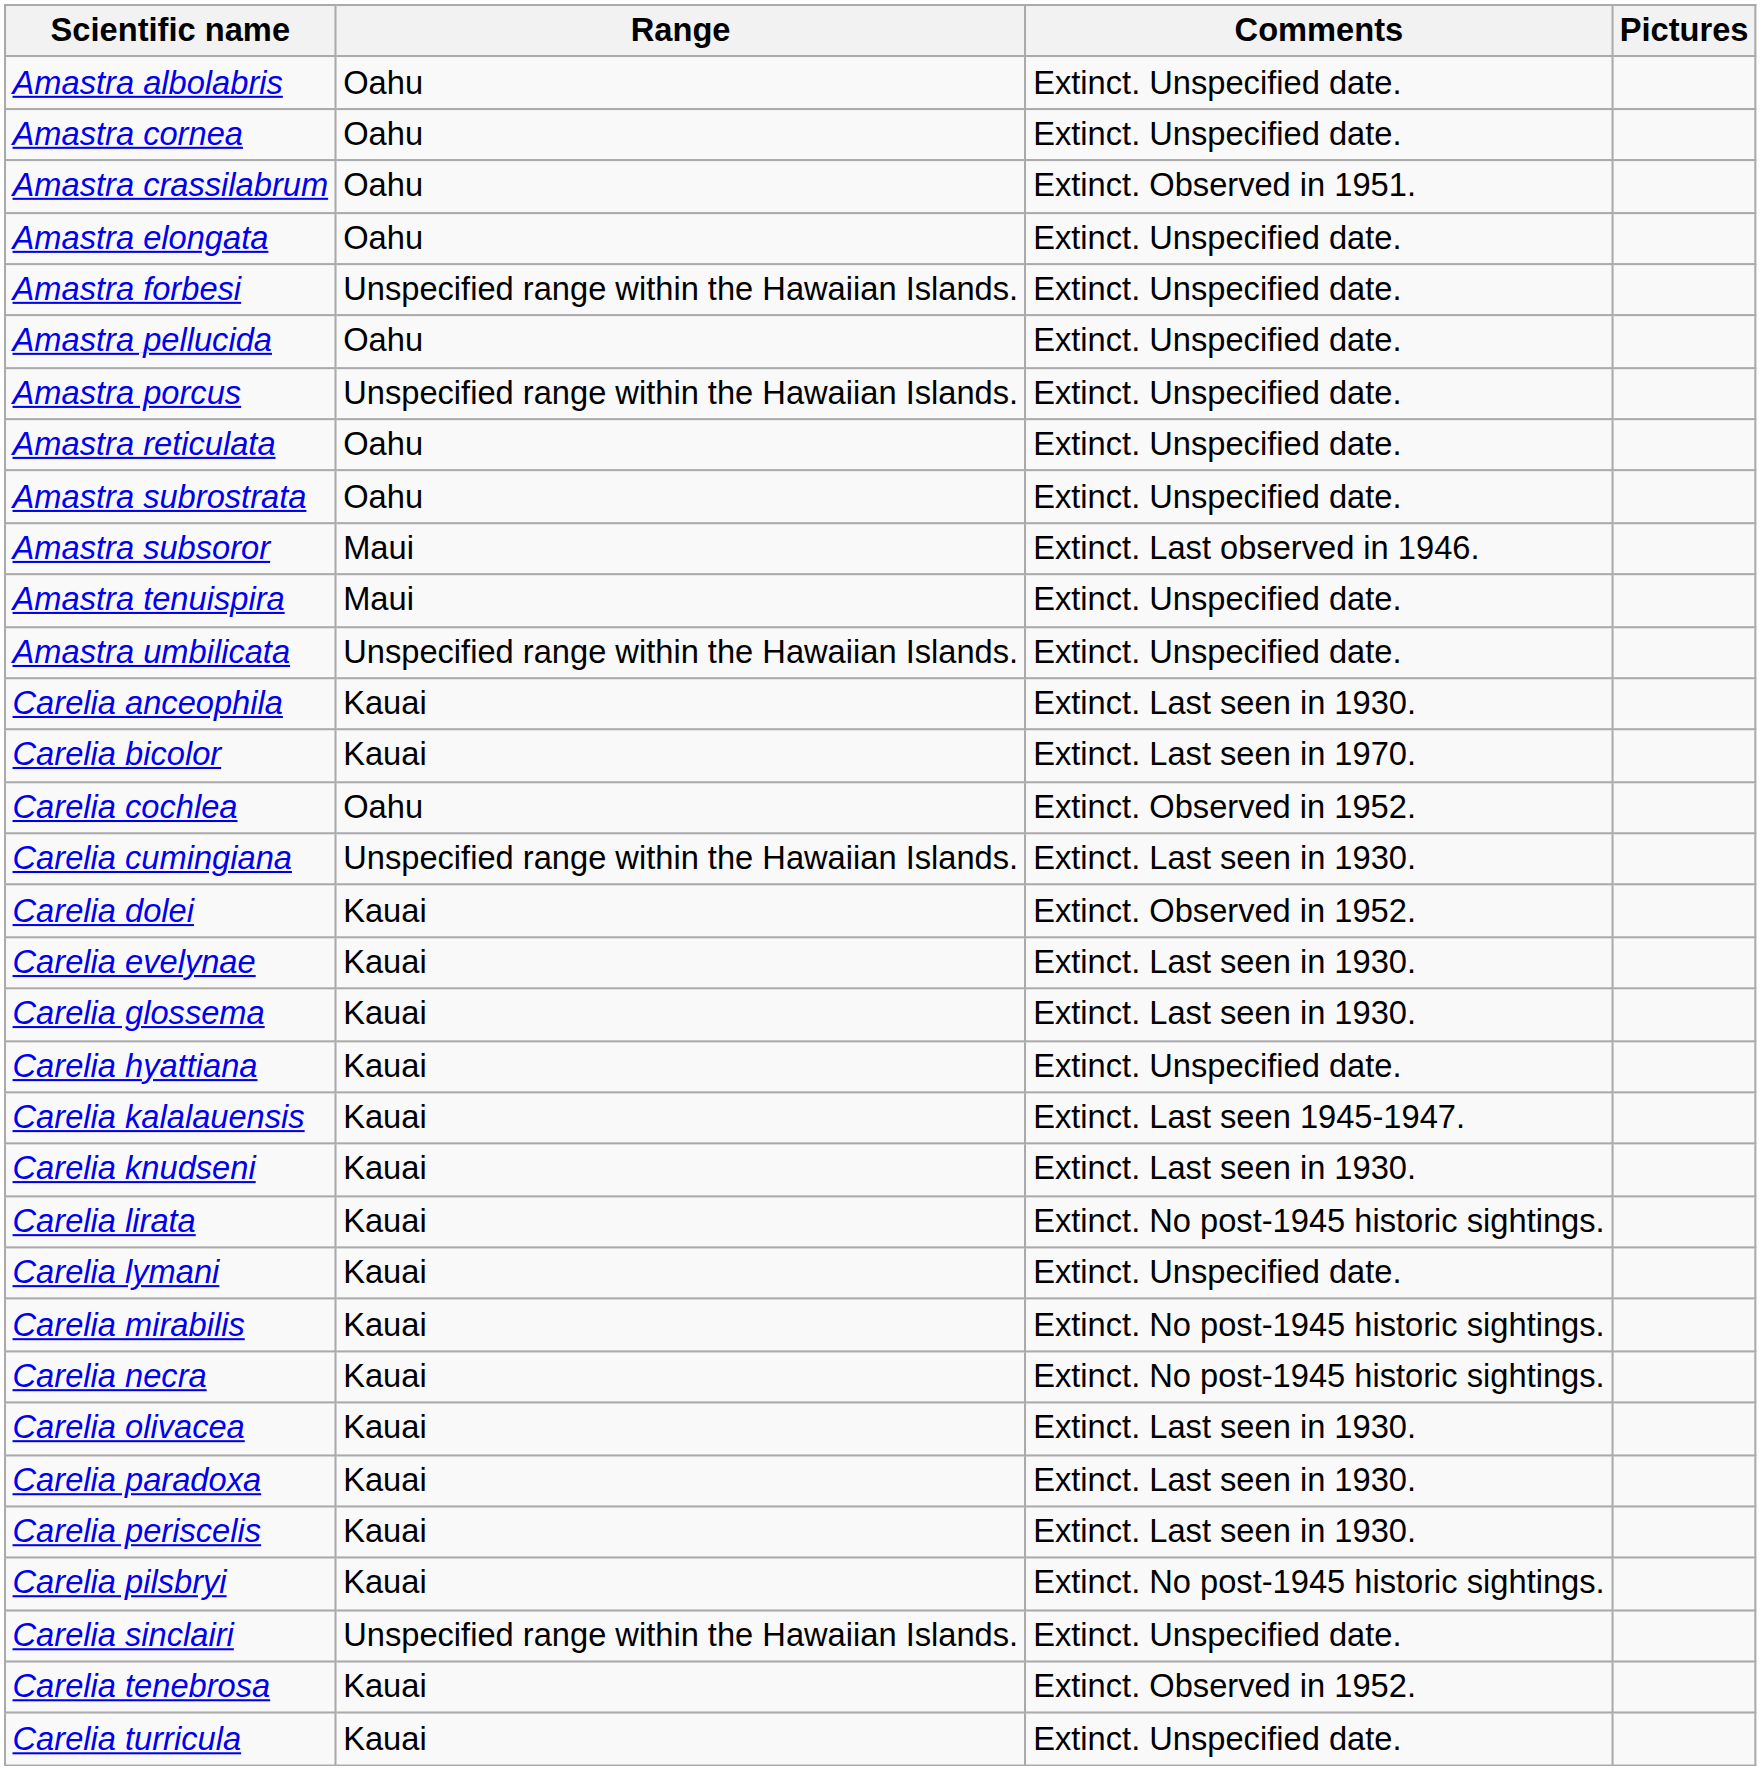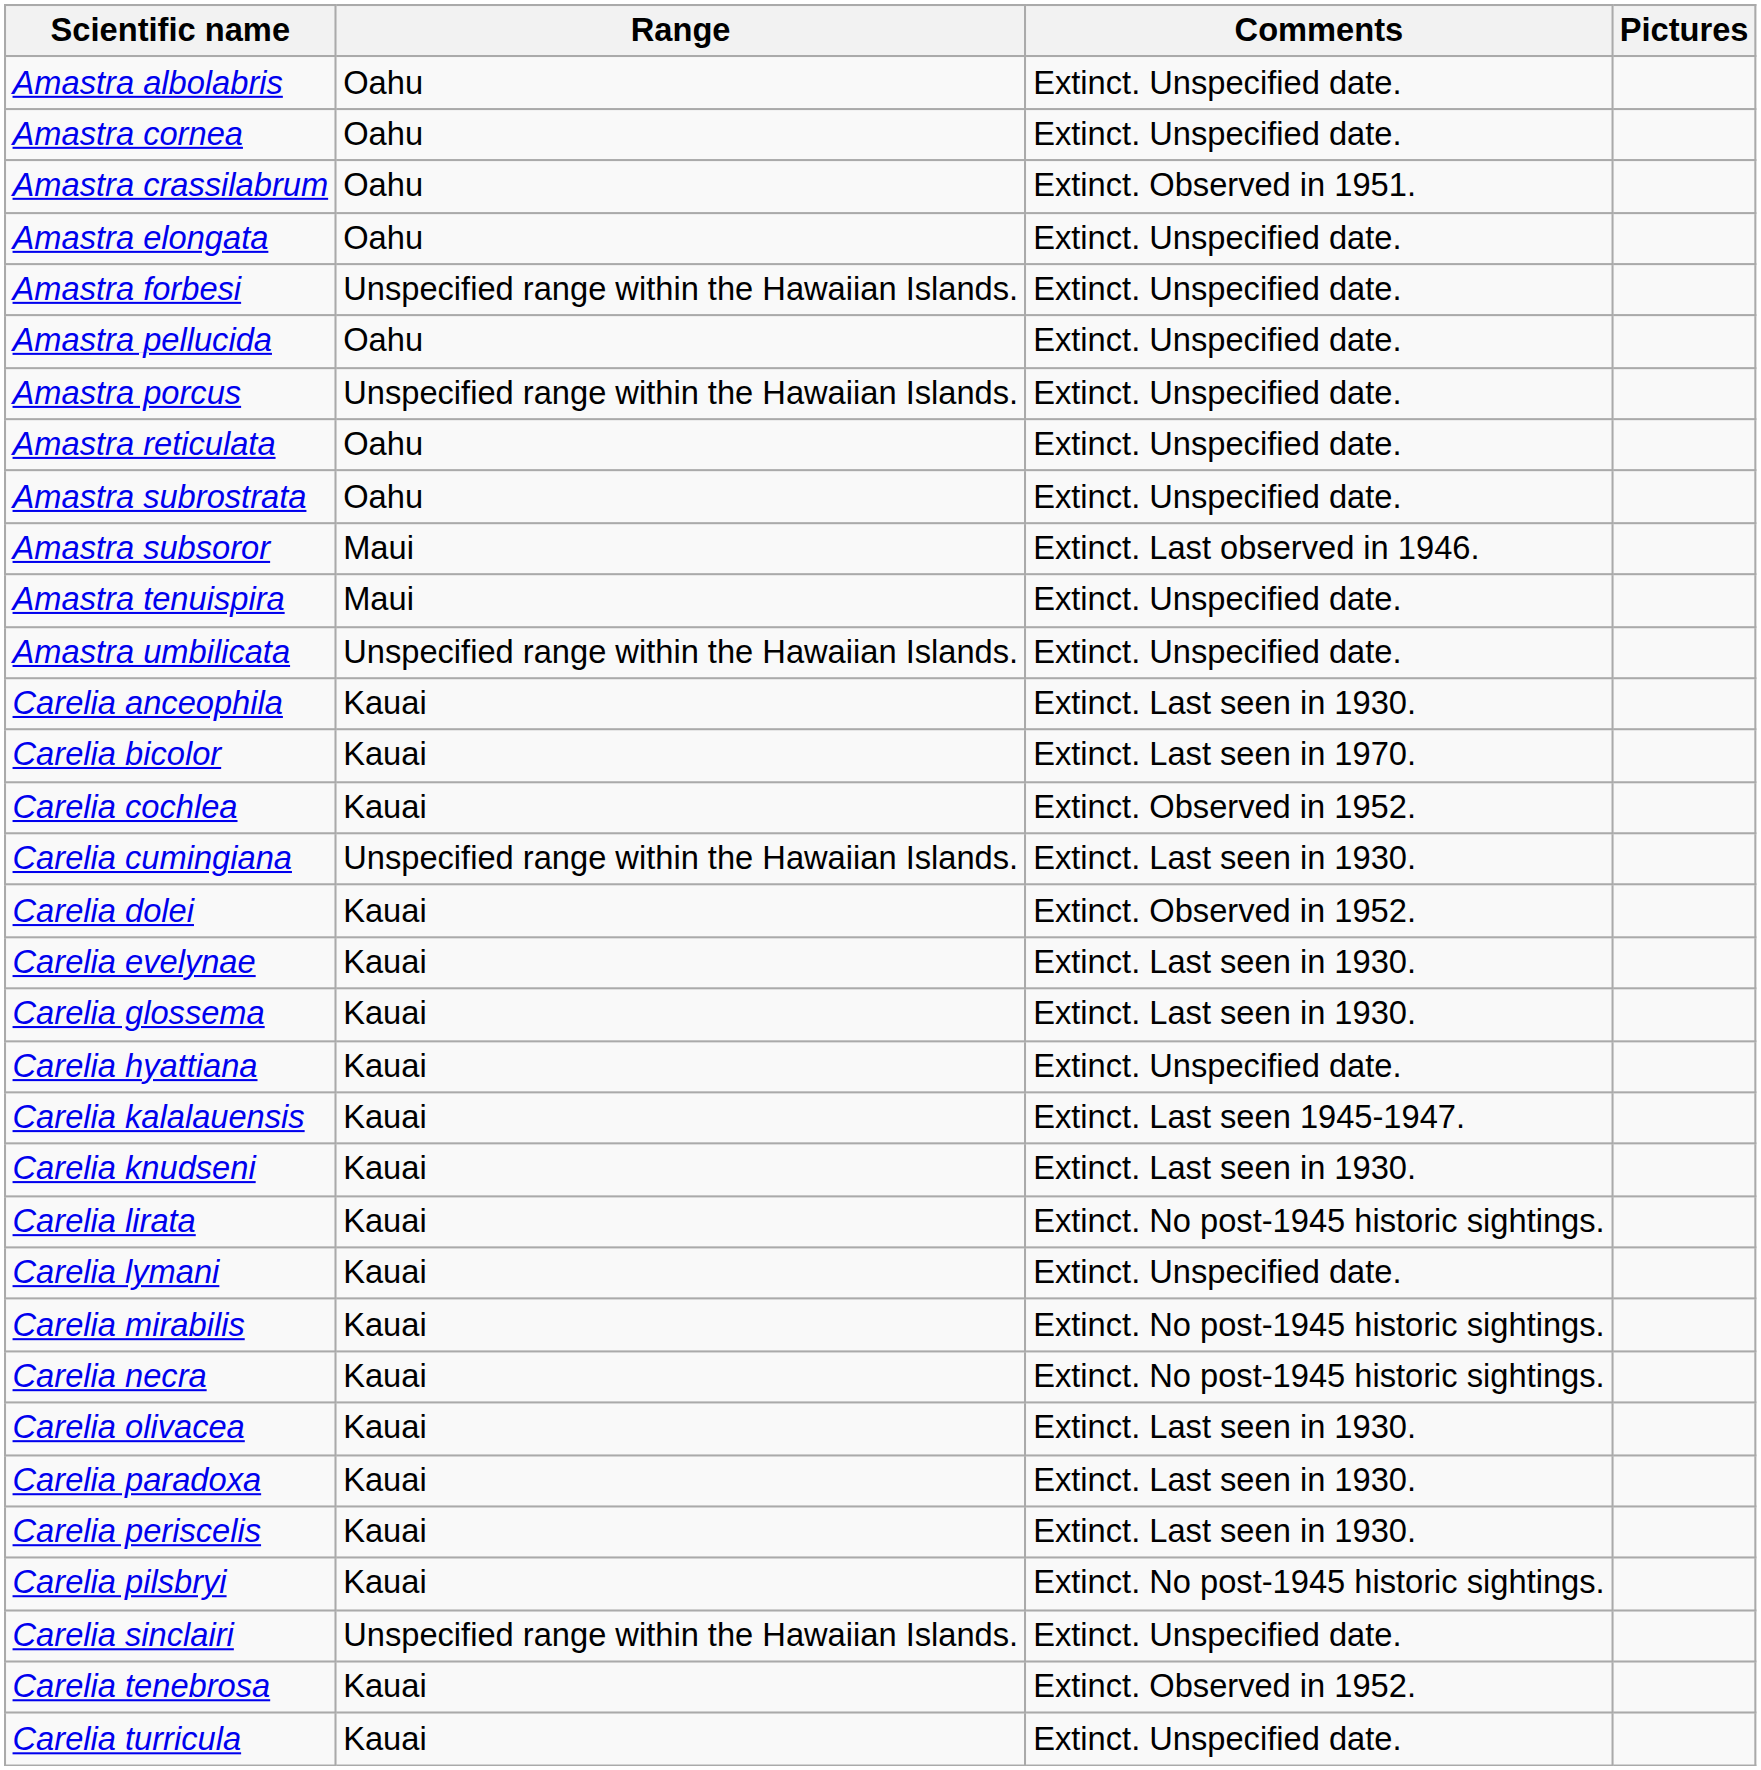(383, 806) Oahu -> (385, 806) Kauai
